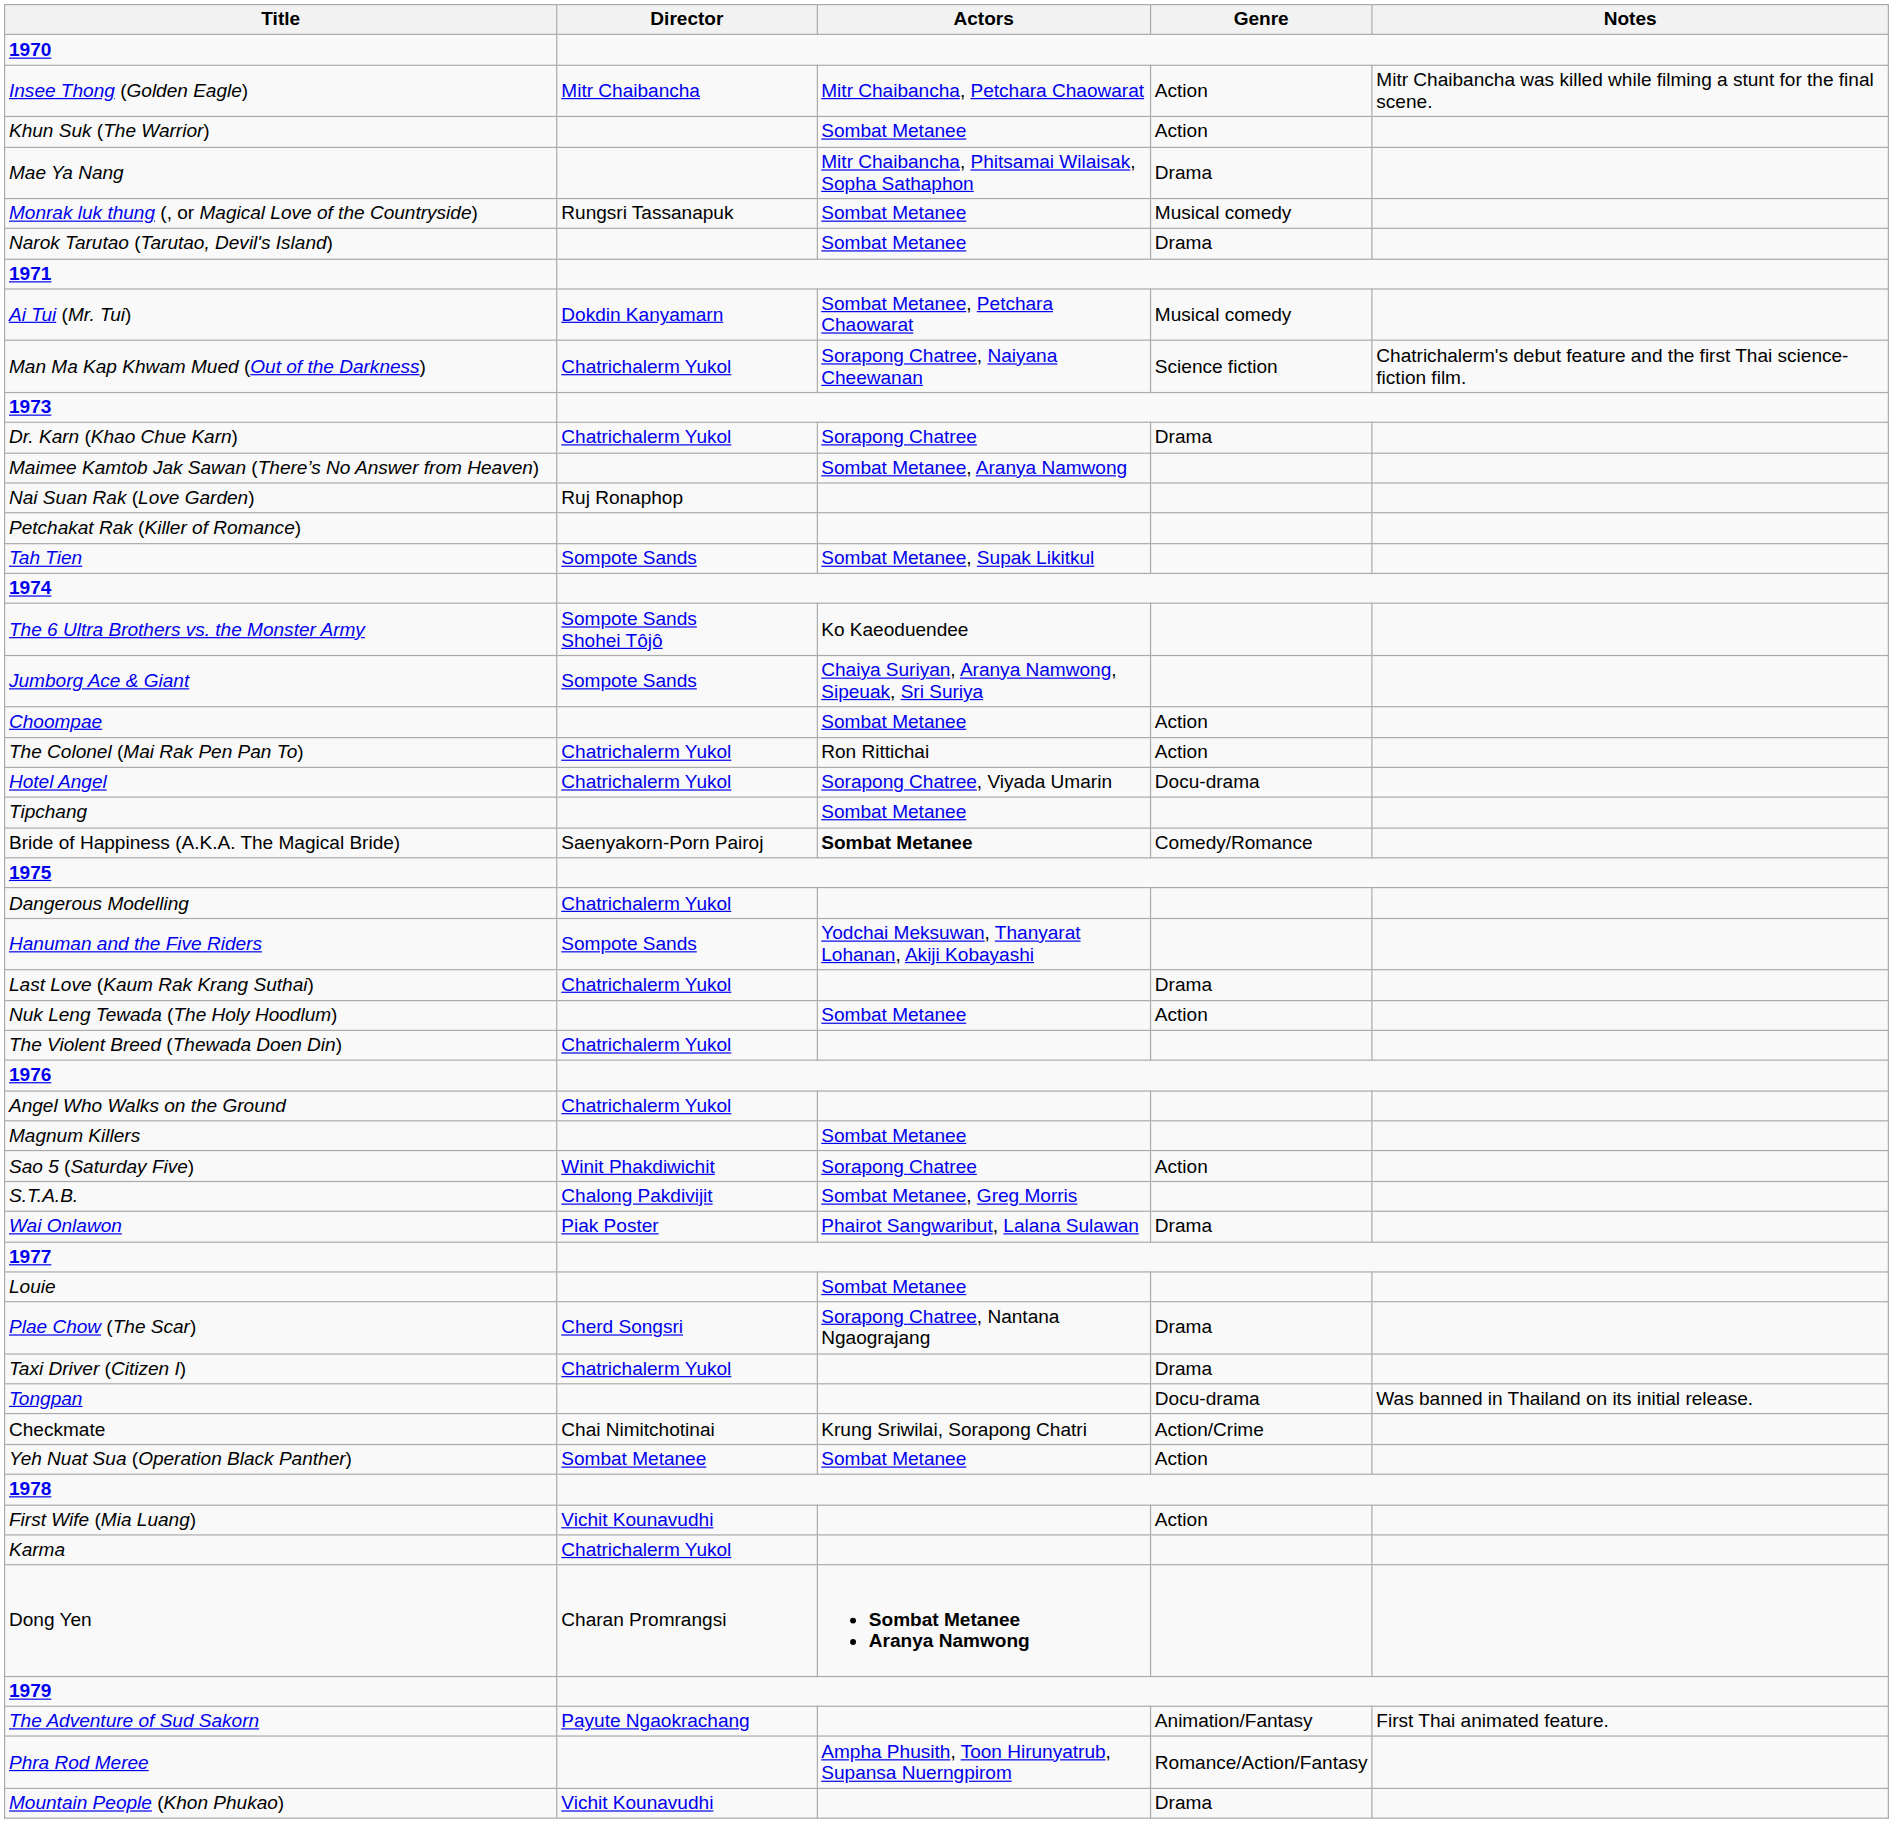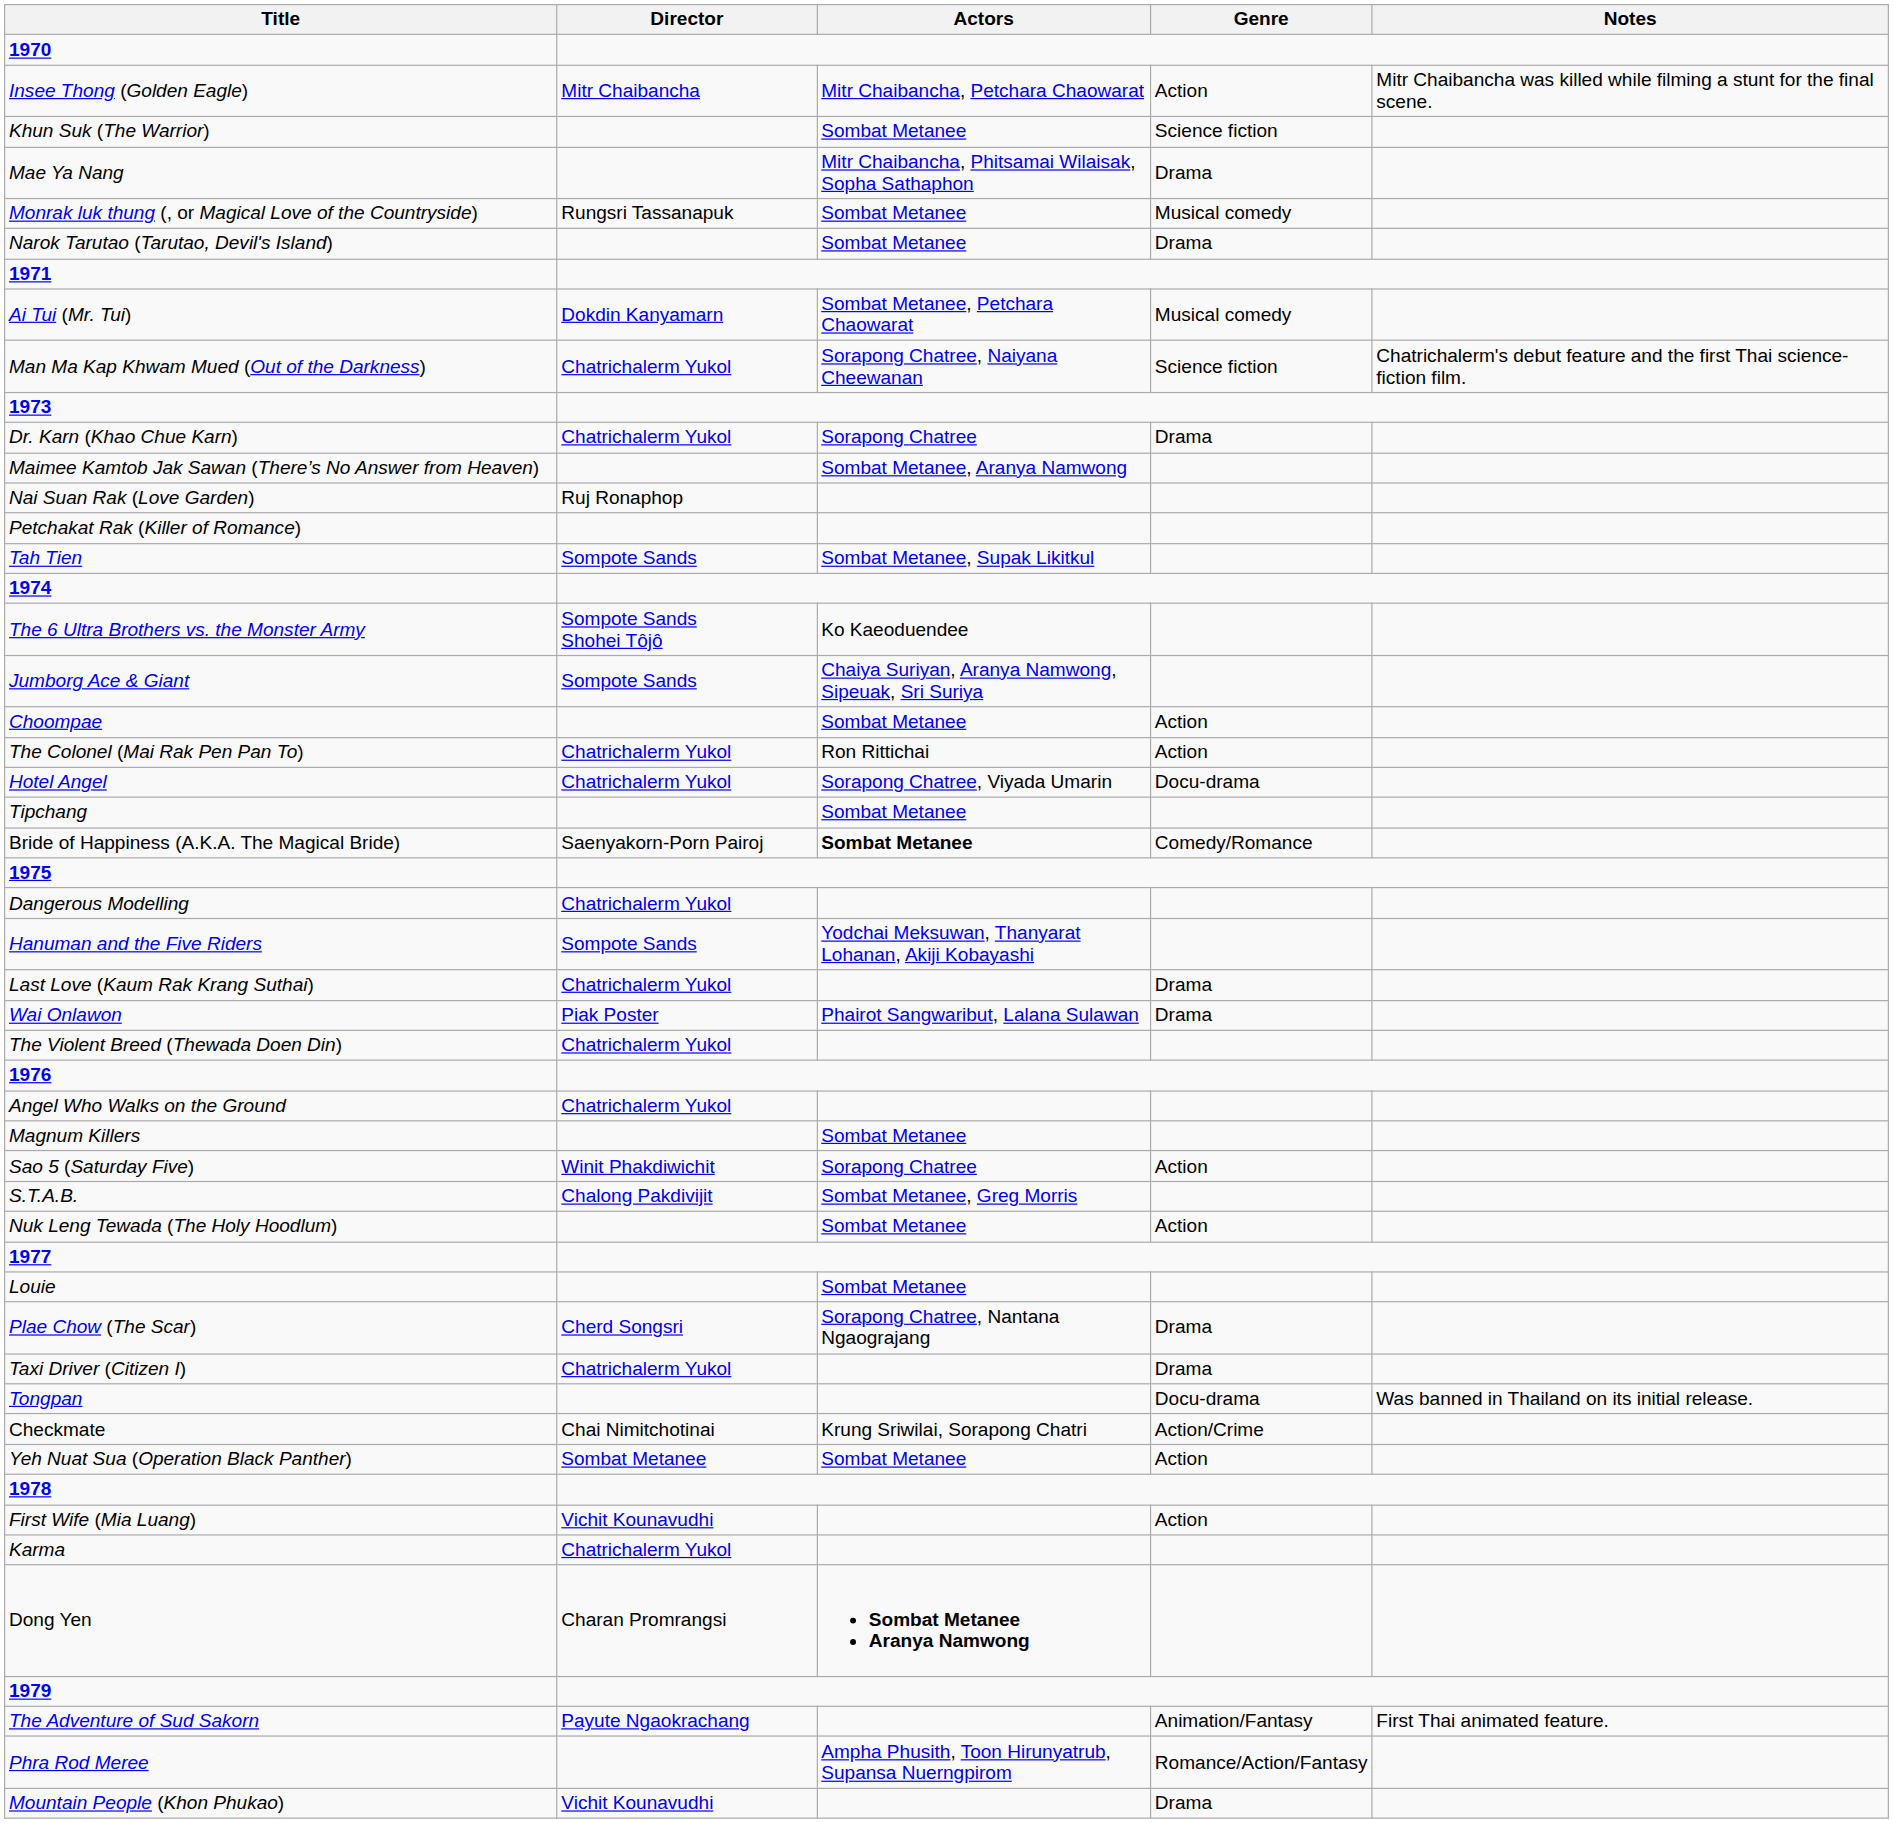(1181, 131) Action -> (1216, 131) Science fiction
rows swapped: (173, 1015) <-> (65, 1226)
